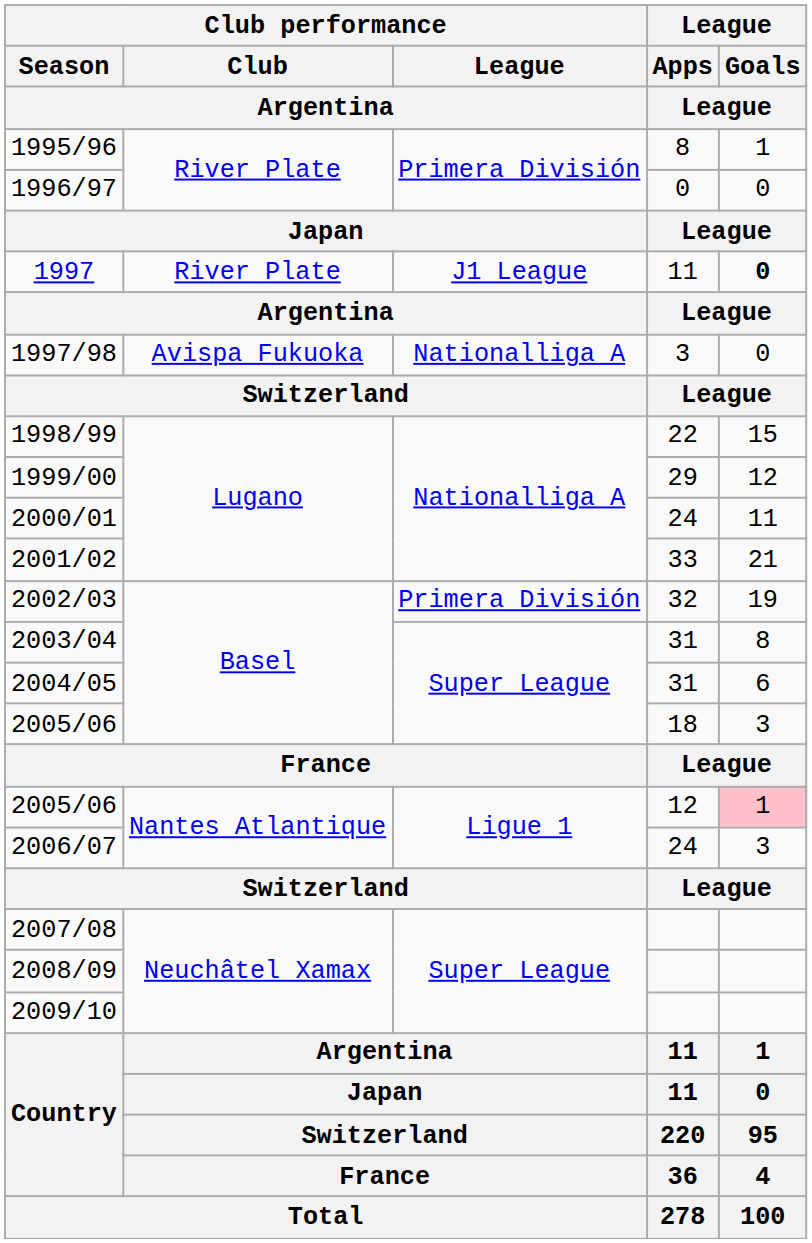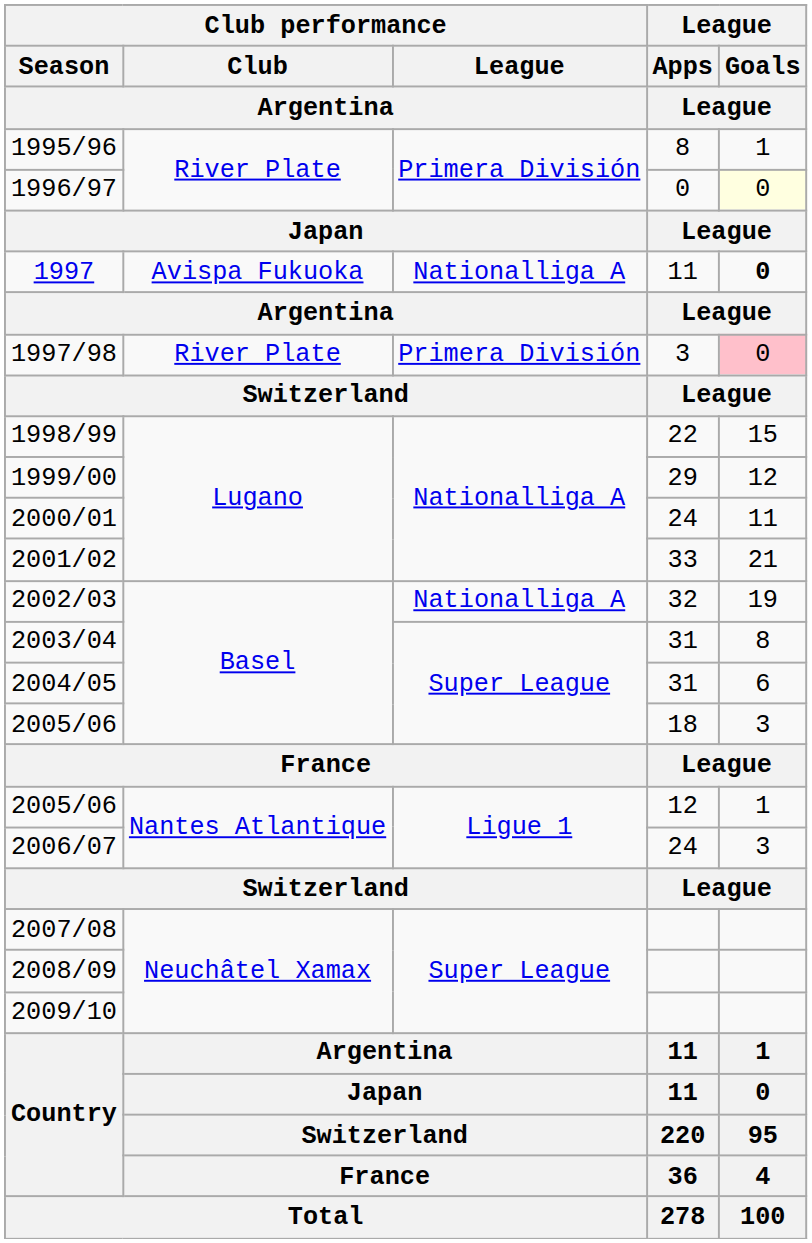(763, 190) no background -> (763, 190) lightyellow background
(258, 272) River Plate -> (258, 272) Avispa Fukuoka
(519, 272) J1 League -> (519, 272) Nationalliga A
(258, 354) Avispa Fukuoka -> (258, 354) River Plate
(519, 354) Nationalliga A -> (519, 354) Primera División
(763, 354) no background -> (763, 354) pink background
(519, 601) Primera División -> (519, 601) Nationalliga A
(763, 806) pink background -> (763, 806) no background
